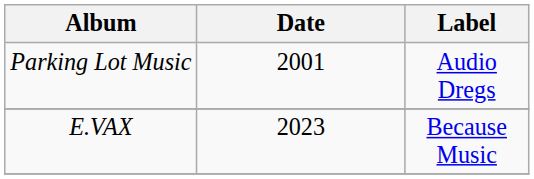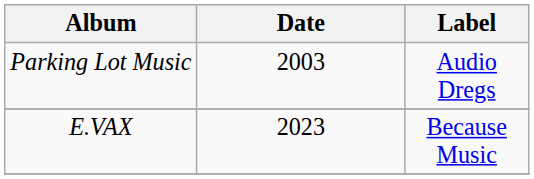(301, 61) 2001 -> (301, 61) 2003
